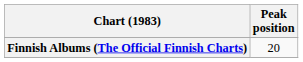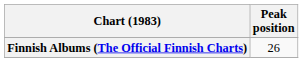(274, 47) 20 -> (274, 47) 26
